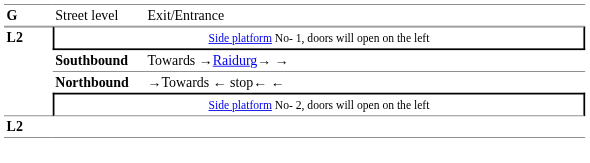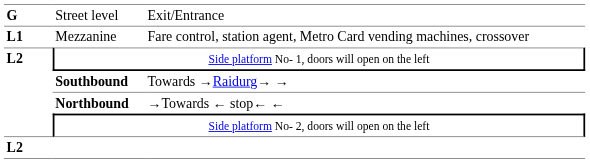+ row: (86, 37)
